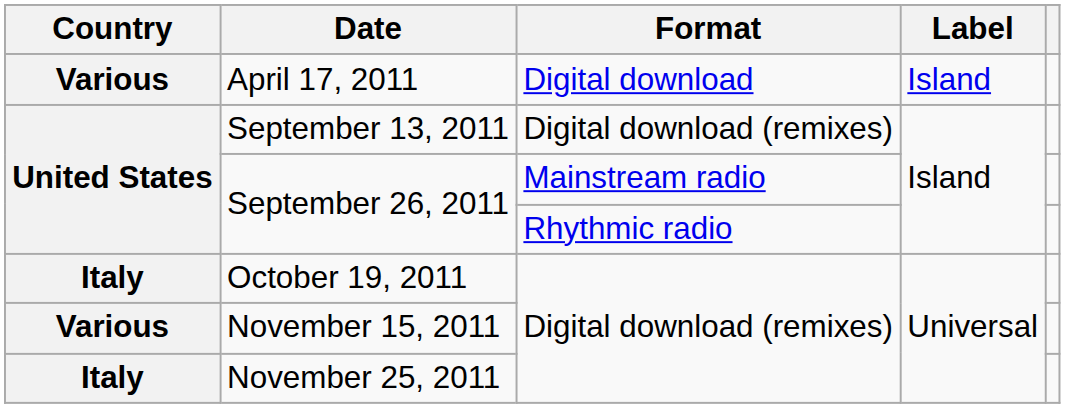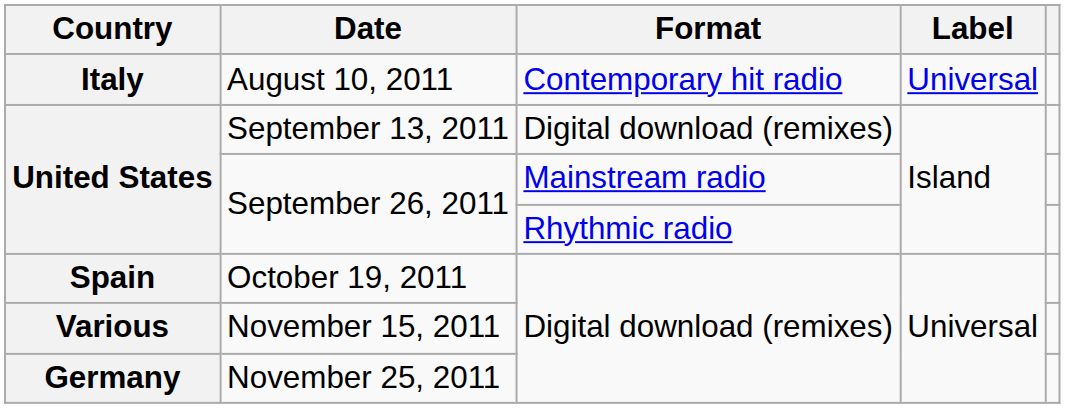- row: (323, 79)
+ row: (340, 79)
(112, 278) Italy -> (112, 278) Spain
(112, 377) Italy -> (112, 377) Germany
